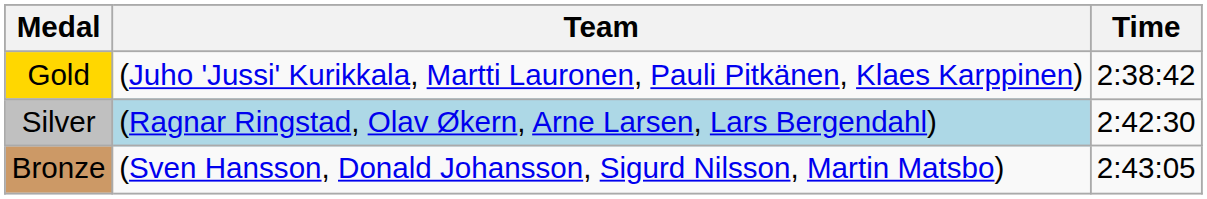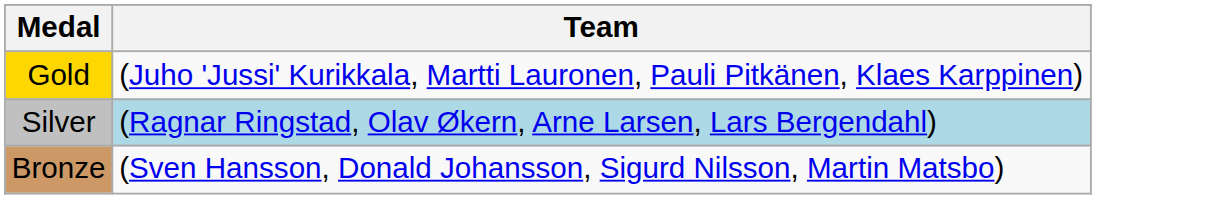- column: (1146, 27)
